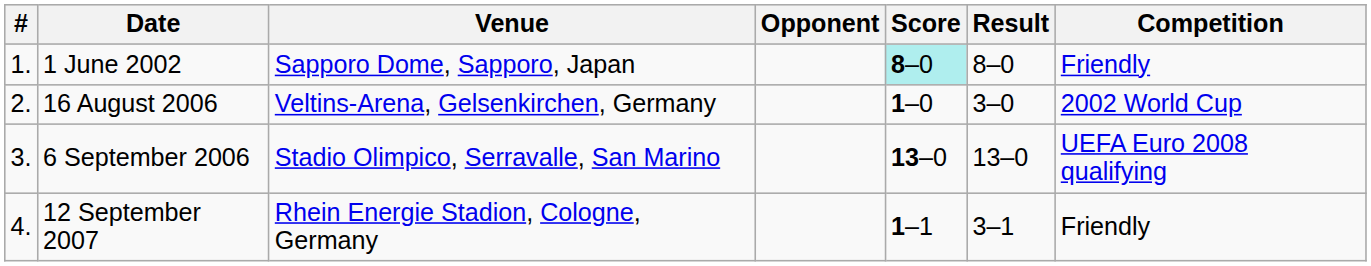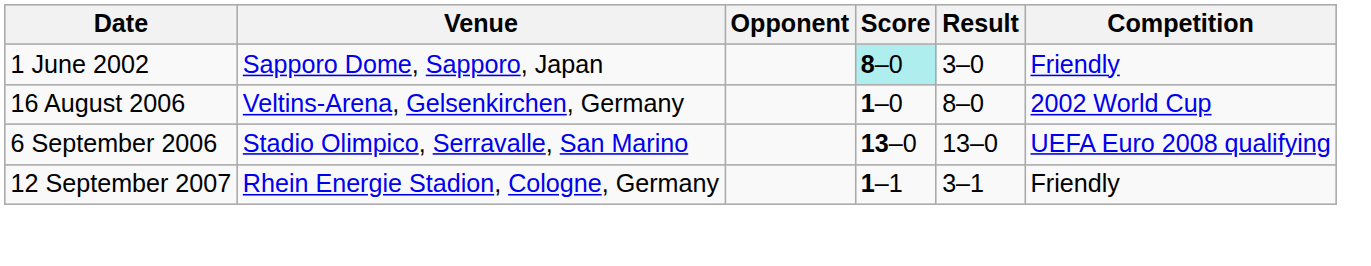- column: (21, 24)
(993, 64) 8–0 -> (963, 64) 3–0
(993, 104) 3–0 -> (963, 104) 8–0
